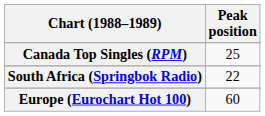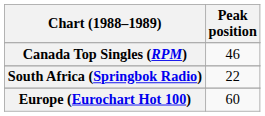(233, 54) 25 -> (233, 54) 46
